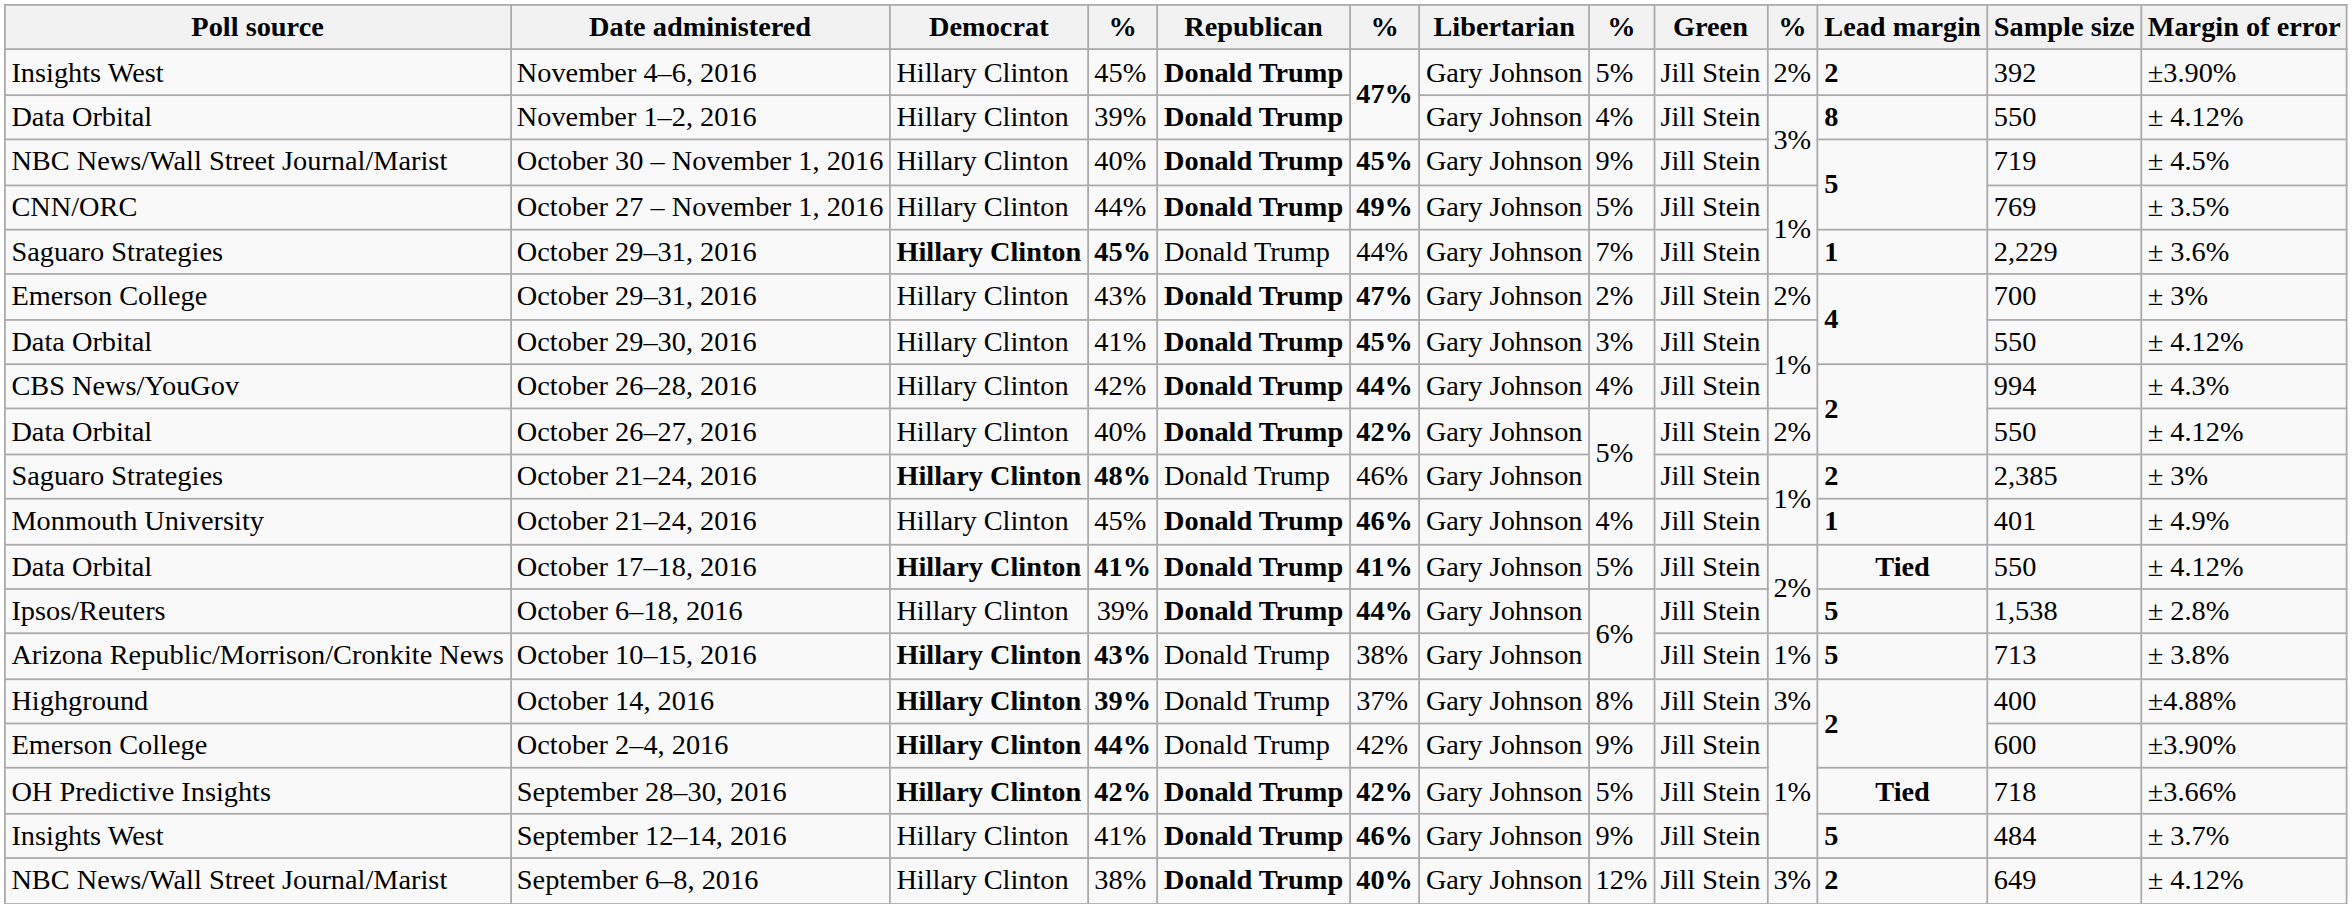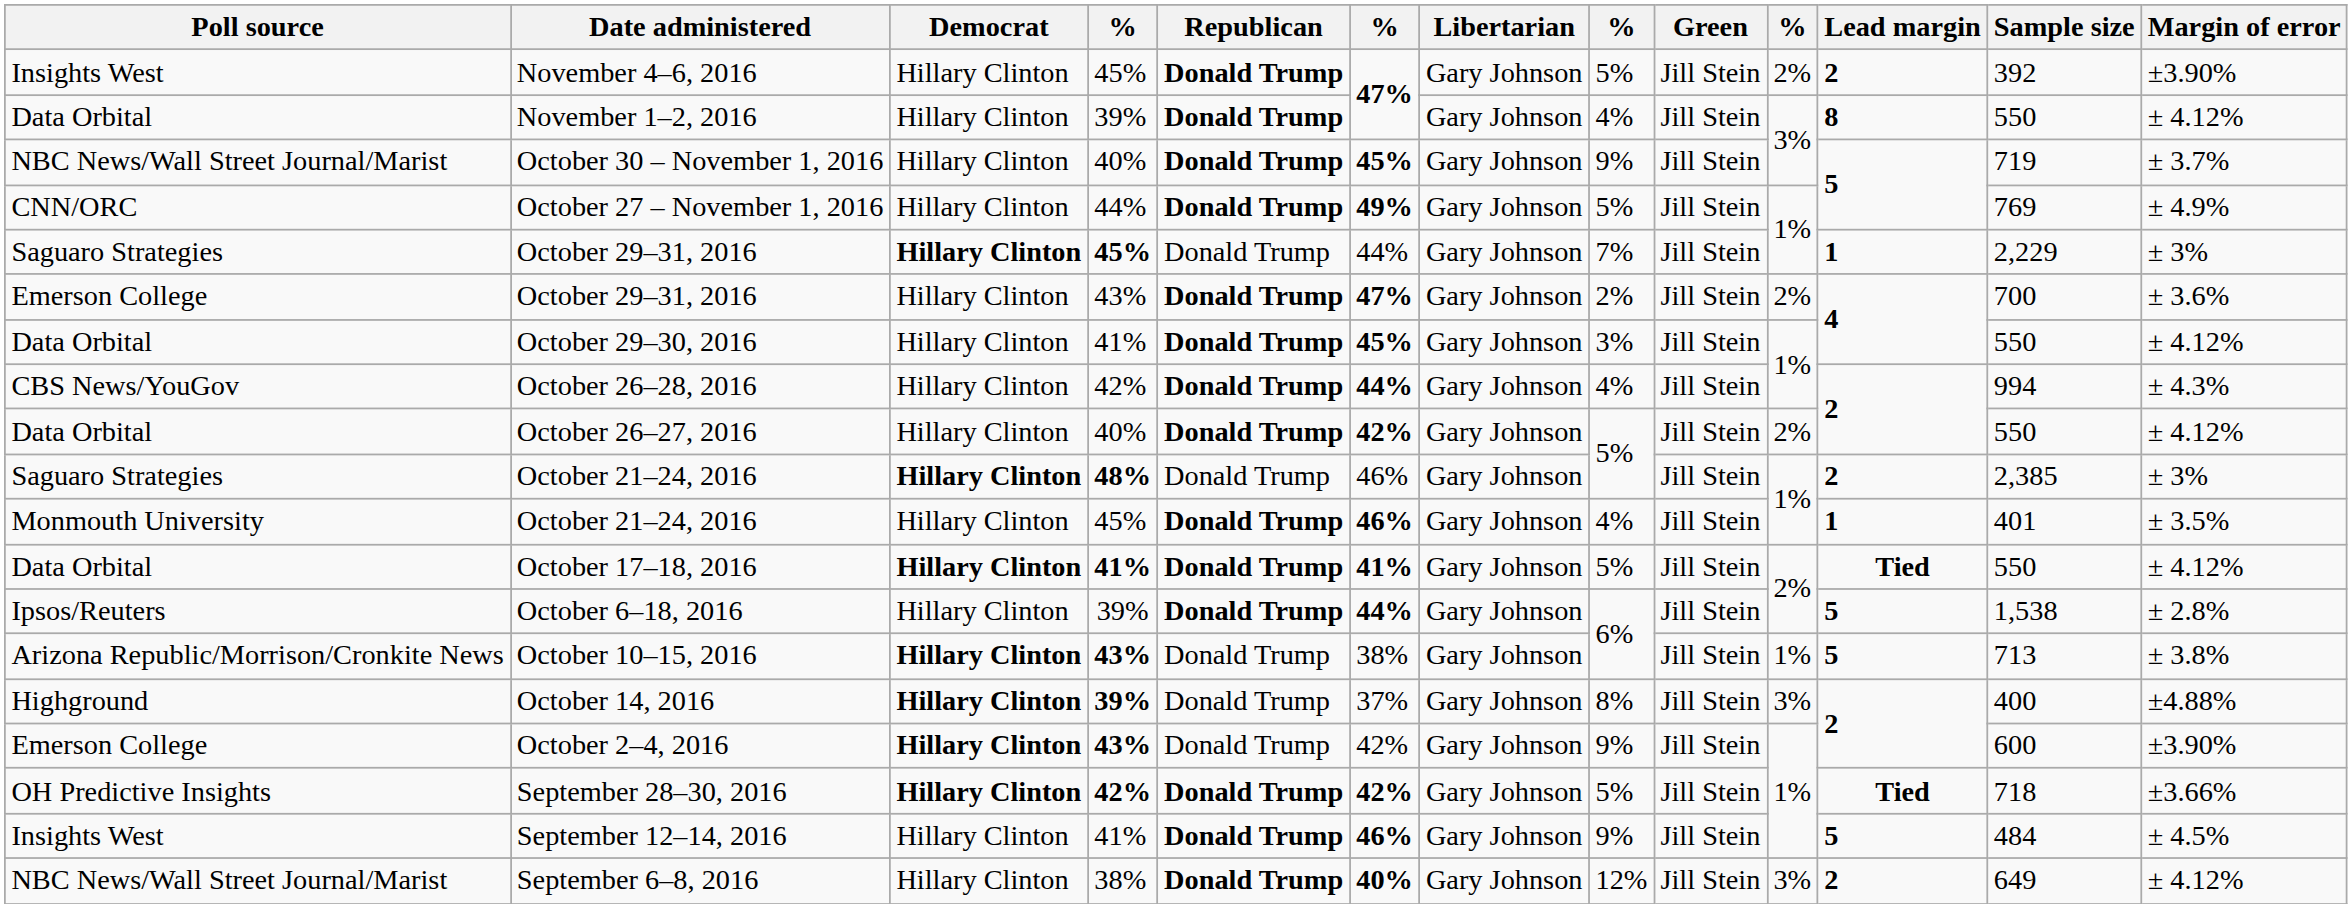(2189, 161) ± 4.5% -> (2189, 161) ± 3.7%
(2189, 206) ± 3.5% -> (2189, 206) ± 4.9%
(2189, 251) ± 3.6% -> (2178, 251) ± 3%
(2178, 296) ± 3% -> (2189, 296) ± 3.6%
(2189, 521) ± 4.9% -> (2189, 521) ± 3.5%
(1123, 745) 44% -> (1123, 745) 43%
(2189, 835) ± 3.7% -> (2189, 835) ± 4.5%
